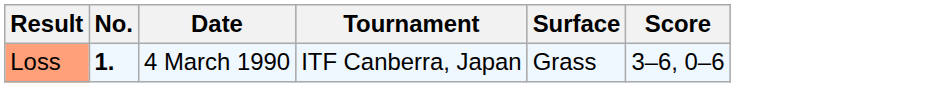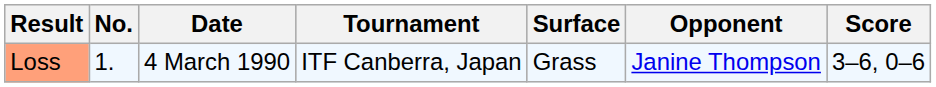+ column: (726, 23)
(104, 62) bold -> (104, 62) normal
